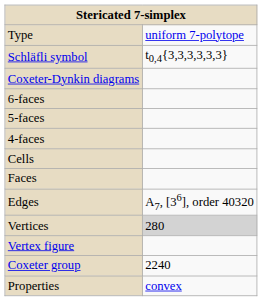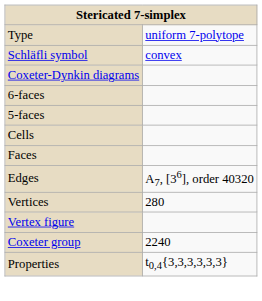(187, 56) t0,4{3,3,3,3,3,3} -> (164, 55) convex
- row: (26, 138)
(155, 225) lightgrey background -> (155, 202) no background
(164, 285) convex -> (187, 264) t0,4{3,3,3,3,3,3}
